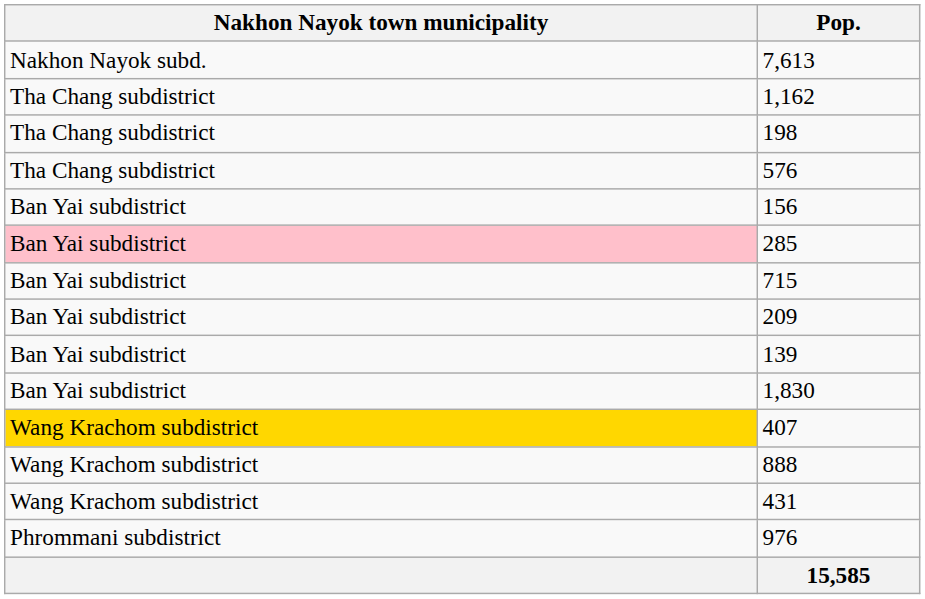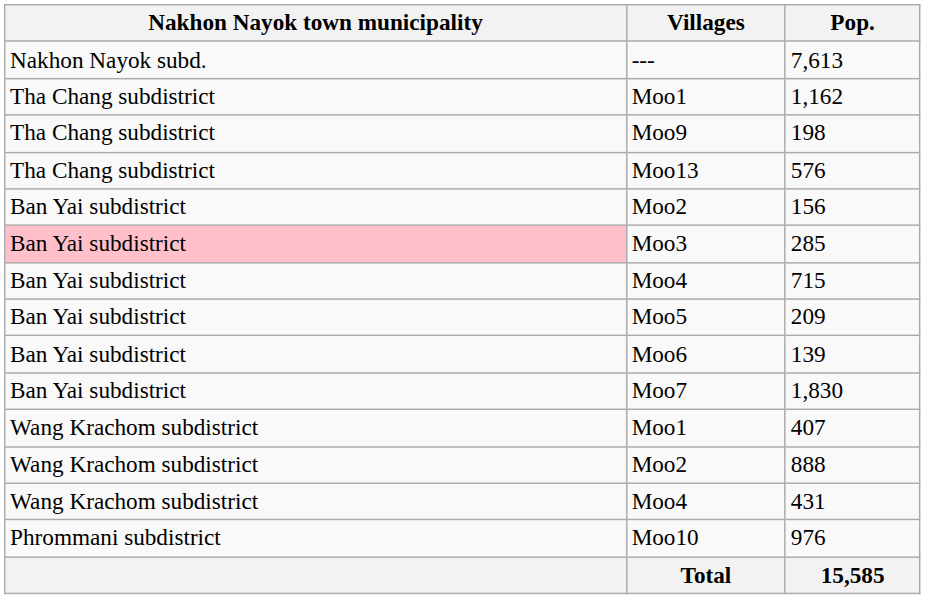+ column: (706, 22)
(134, 427) gold background -> (134, 427) no background
